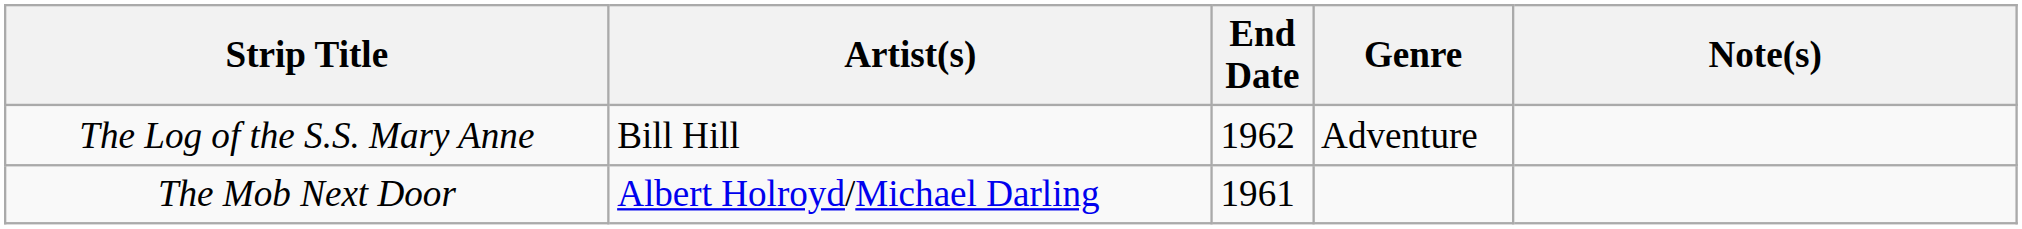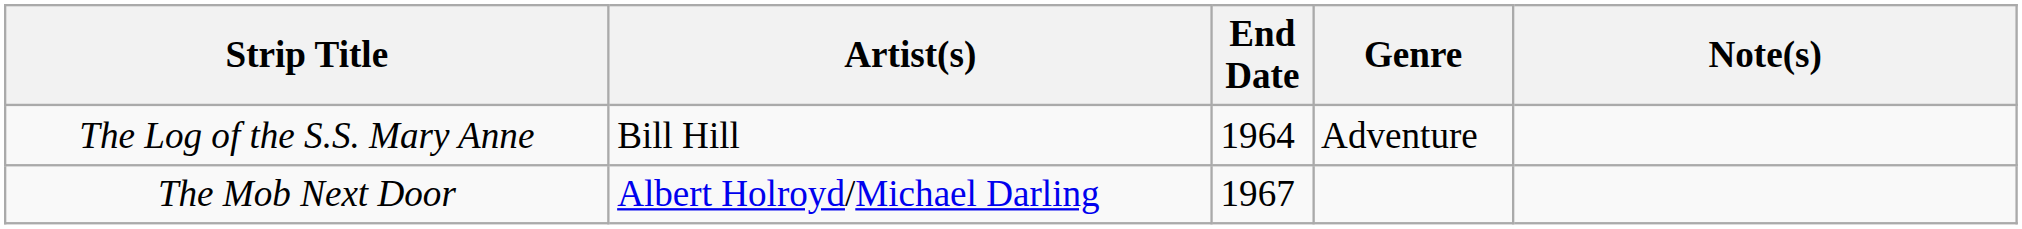(1258, 134) 1962 -> (1258, 134) 1964
(1258, 193) 1961 -> (1258, 193) 1967
